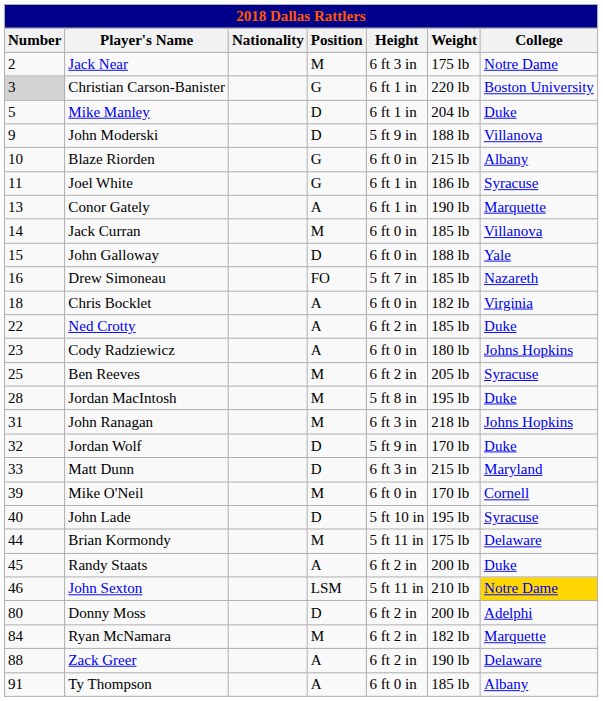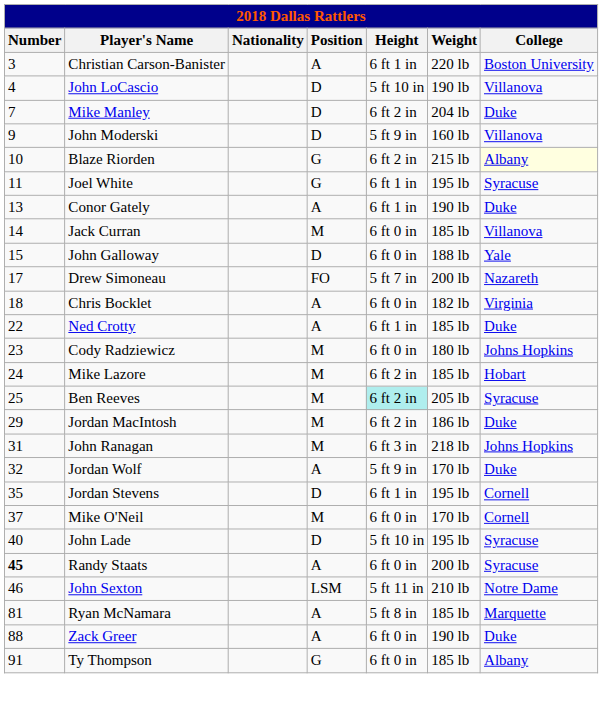- row: (98, 64)
(12, 87) lightgrey background -> (12, 64) no background
(316, 87) G -> (316, 64) A
+ row: (113, 87)
(12, 111) 5 -> (12, 111) 7
(393, 111) 6 ft 1 in -> (393, 111) 6 ft 2 in
(450, 135) 188 lb -> (450, 135) 160 lb
(393, 159) 6 ft 0 in -> (393, 159) 6 ft 2 in
(506, 159) no background -> (506, 159) lightyellow background
(450, 183) 186 lb -> (450, 183) 195 lb
(515, 207) Marquette -> (500, 207) Duke
(15, 278) 16 -> (15, 278) 17
(450, 278) 185 lb -> (450, 278) 200 lb
(393, 326) 6 ft 2 in -> (393, 326) 6 ft 1 in
(316, 350) A -> (317, 350) M
+ row: (107, 374)
(393, 374) no background -> (393, 398) paleturquoise background
(15, 398) 28 -> (15, 421) 29
(393, 398) 5 ft 8 in -> (393, 421) 6 ft 2 in
(450, 398) 195 lb -> (450, 421) 186 lb
(316, 445) D -> (316, 469) A
- row: (101, 469)
+ row: (114, 493)
(15, 493) 39 -> (15, 517) 37
- row: (120, 541)
(15, 565) normal -> (15, 565) bold
(393, 565) 6 ft 2 in -> (393, 565) 6 ft 0 in
(500, 565) Duke -> (511, 565) Syracuse
(521, 588) gold background -> (521, 588) no background
- row: (107, 612)
(15, 636) 84 -> (15, 612) 81
(317, 636) M -> (316, 612) A
(393, 636) 6 ft 2 in -> (393, 612) 5 ft 8 in
(450, 636) 182 lb -> (450, 612) 185 lb
(393, 660) 6 ft 2 in -> (393, 636) 6 ft 0 in
(513, 660) Delaware -> (500, 636) Duke
(316, 684) A -> (316, 660) G
